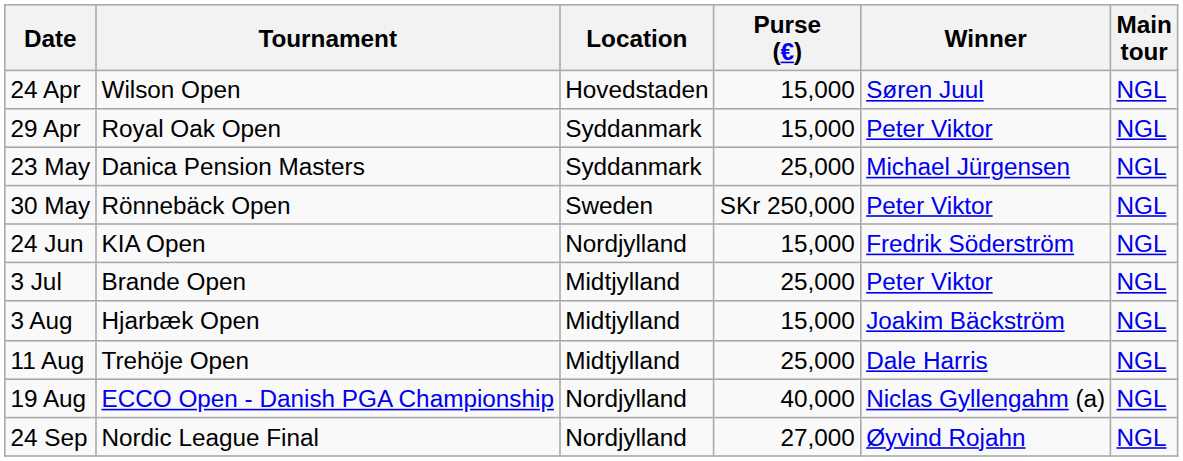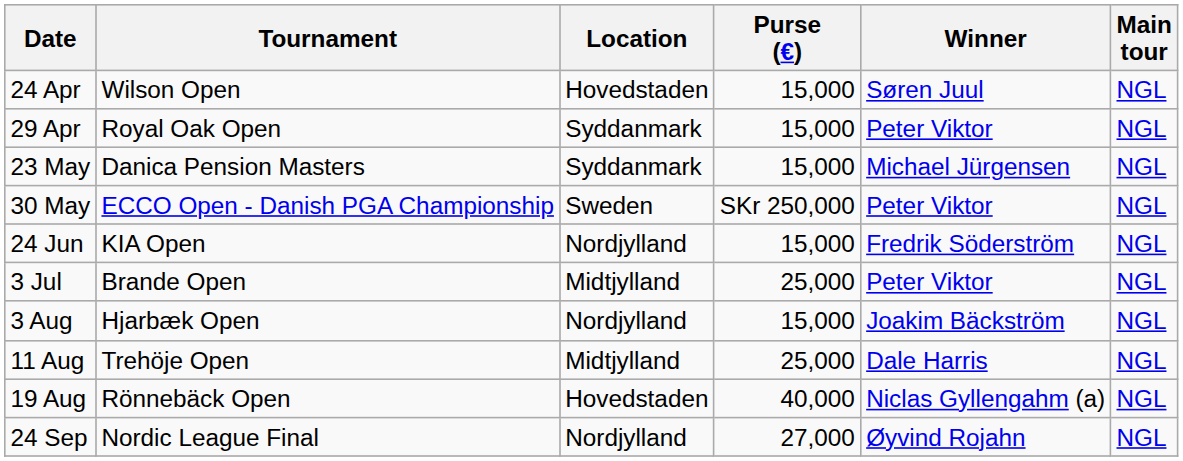(818, 167) 25,000 -> (818, 167) 15,000
(196, 205) Rönnebäck Open -> (328, 205) ECCO Open - Danish PGA Championship
(623, 321) Midtjylland -> (626, 321) Nordjylland
(328, 398) ECCO Open - Danish PGA Championship -> (196, 398) Rönnebäck Open
(626, 398) Nordjylland -> (637, 398) Hovedstaden
